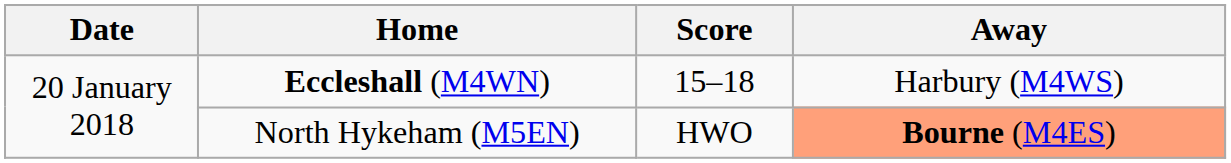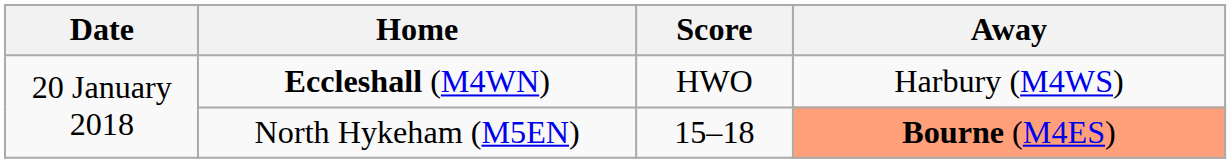(714, 81) 15–18 -> (714, 81) HWO
(714, 132) HWO -> (714, 132) 15–18
